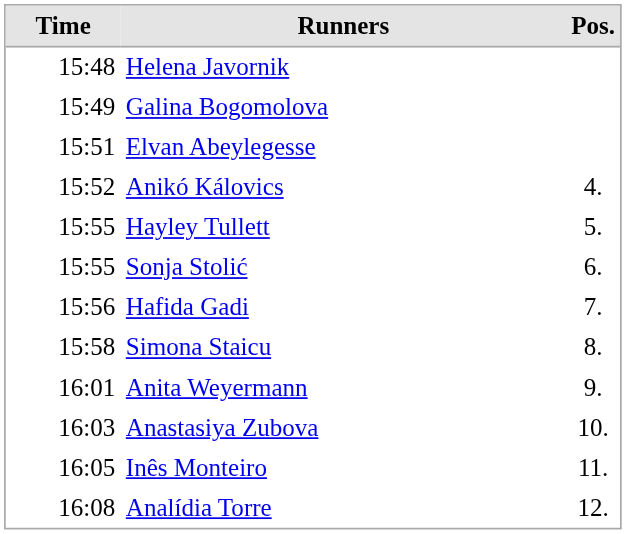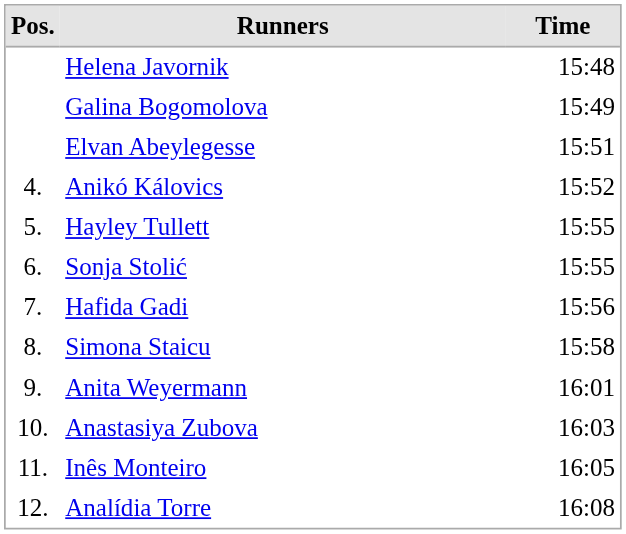columns swapped: (593, 25) <-> (63, 25)
